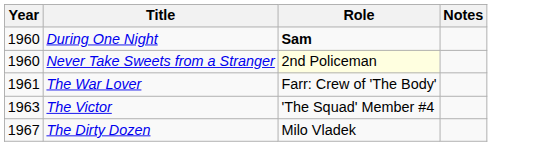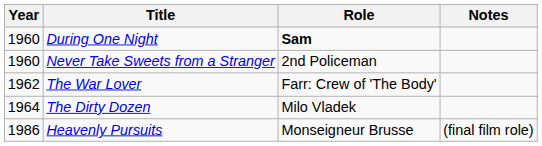(329, 61) lightyellow background -> (329, 61) no background
(24, 84) 1961 -> (24, 84) 1962
- row: (79, 107)
(24, 130) 1967 -> (24, 107) 1964
+ row: (104, 130)
